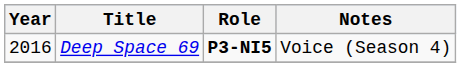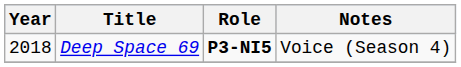(30, 48) 2016 -> (30, 48) 2018
